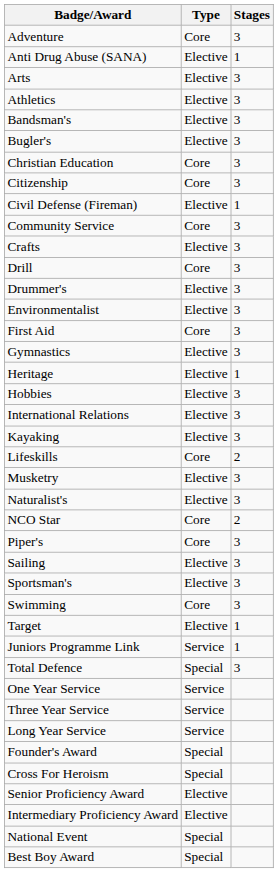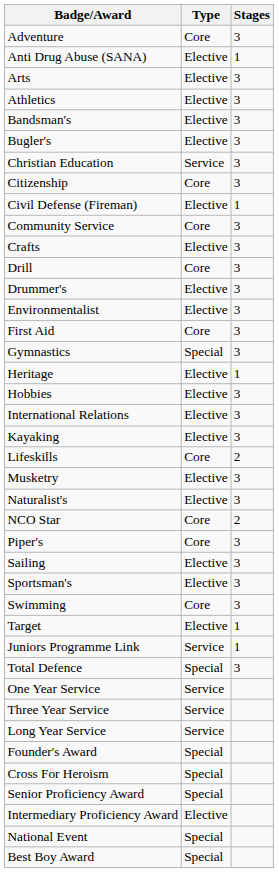(197, 162) Core -> (204, 162) Service
(206, 352) Elective -> (204, 352) Special
(206, 794) Elective -> (204, 794) Special
